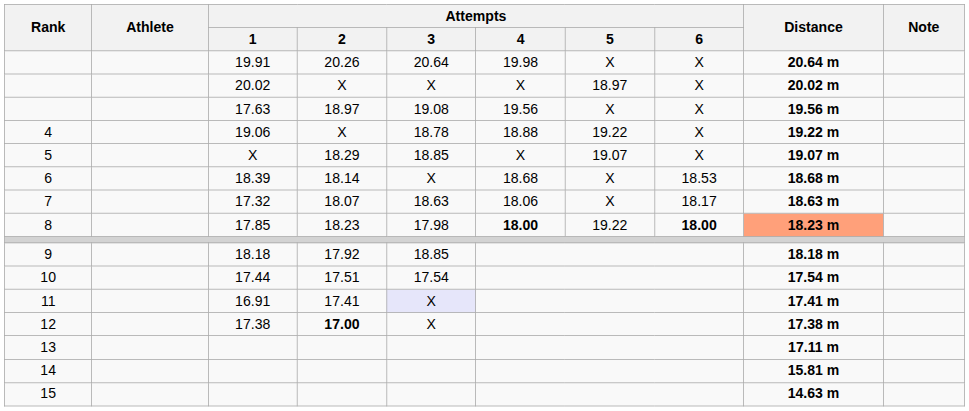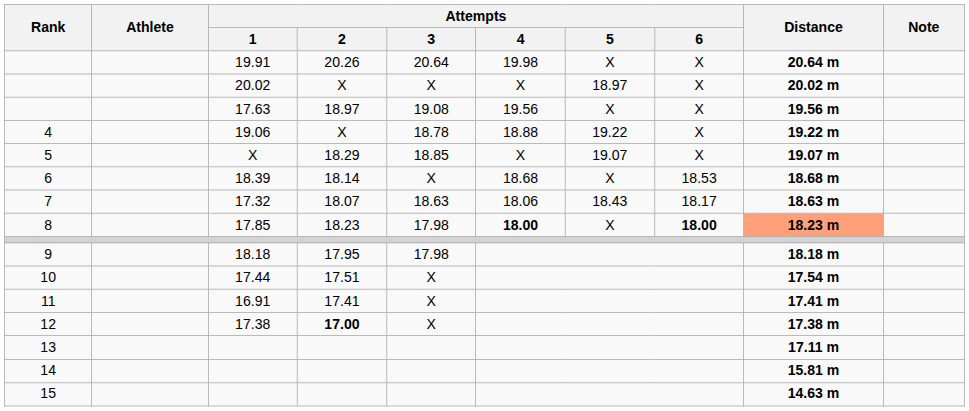(610, 201) X -> (610, 201) 18.43
(610, 224) 19.22 -> (610, 224) X
(342, 254) 17.92 -> (342, 254) 17.95
(431, 254) 18.85 -> (431, 254) 17.98
(431, 277) 17.54 -> (431, 277) X
(431, 300) lavender background -> (431, 300) no background
